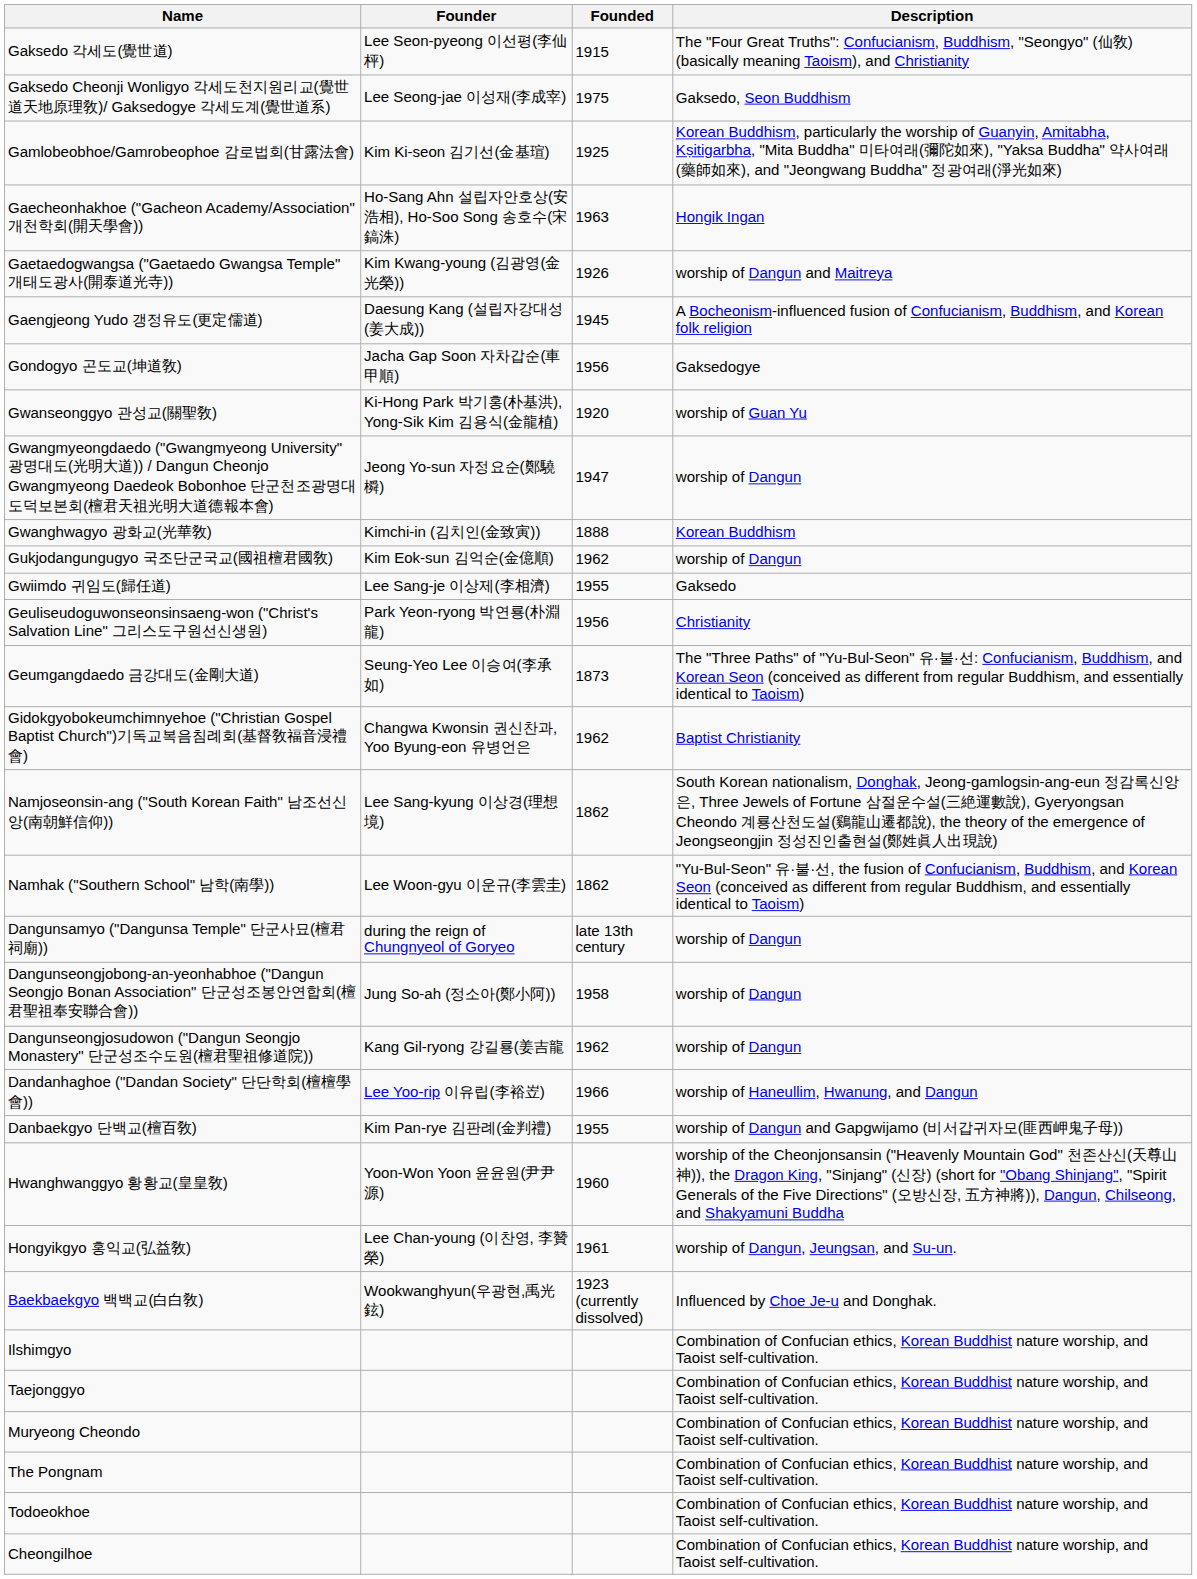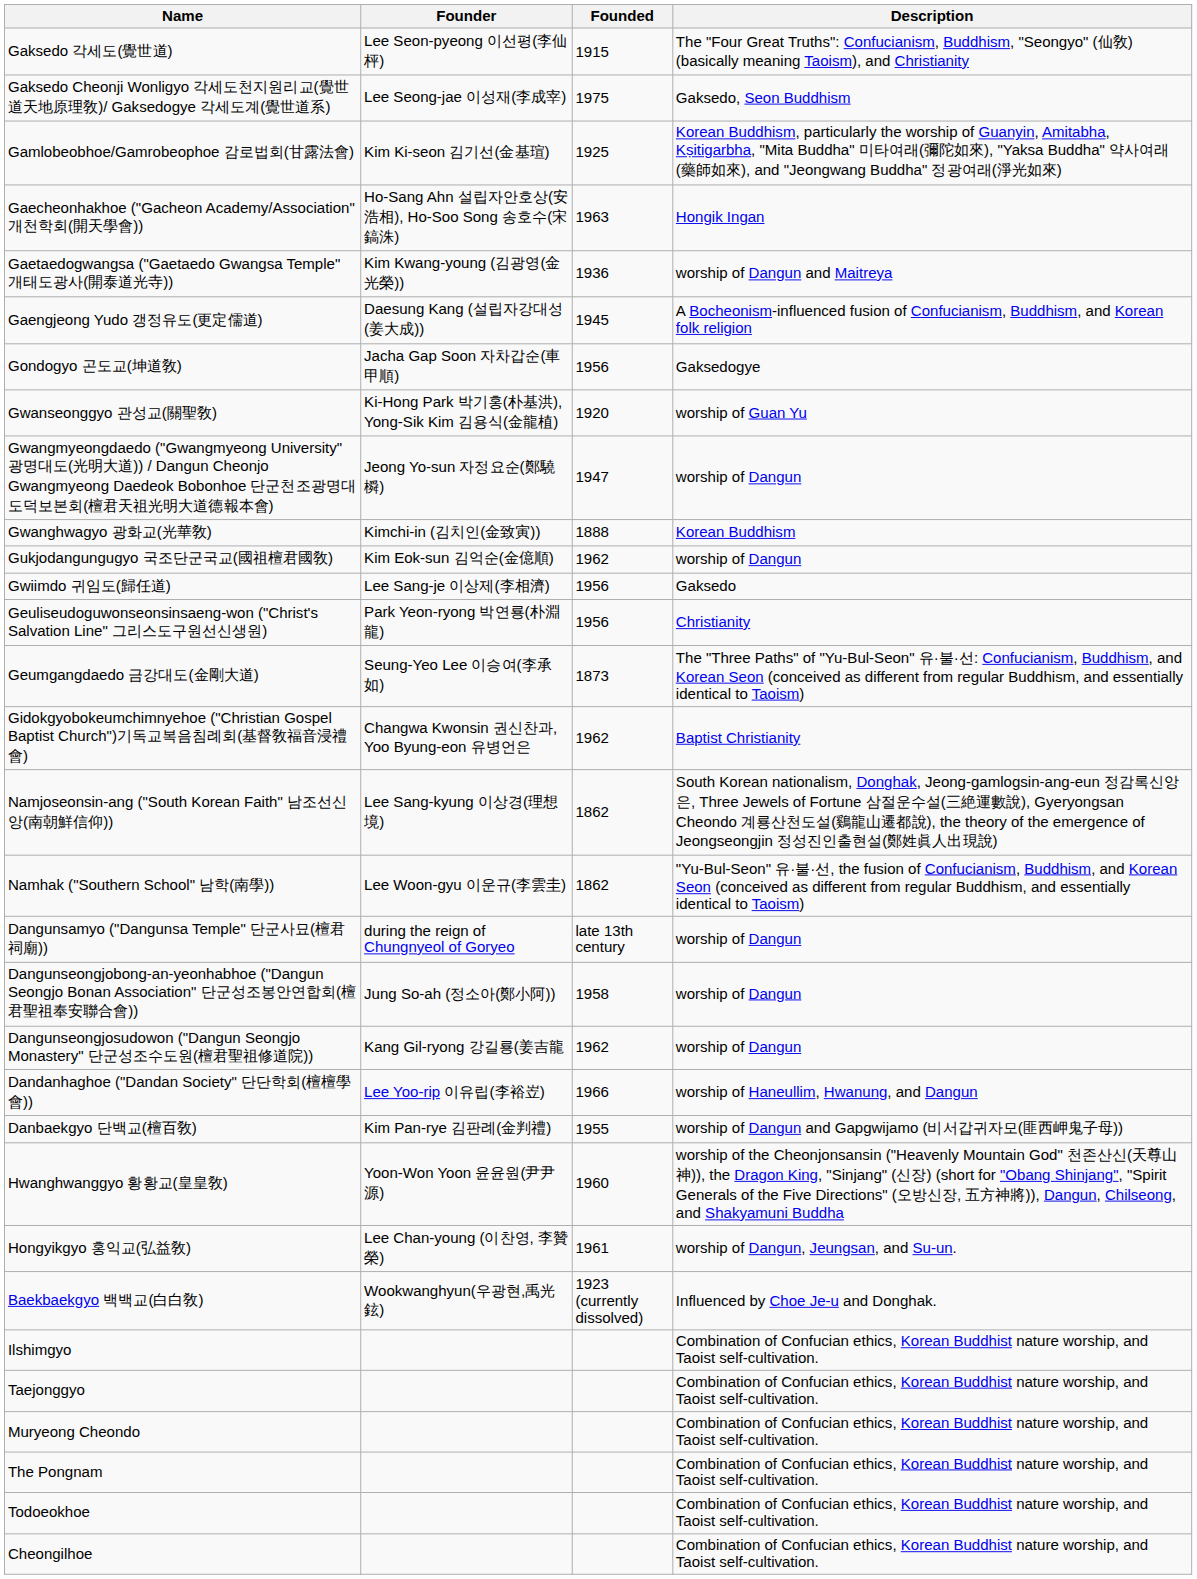(592, 273) 1926 -> (592, 273) 1936
(592, 586) 1955 -> (592, 586) 1956
